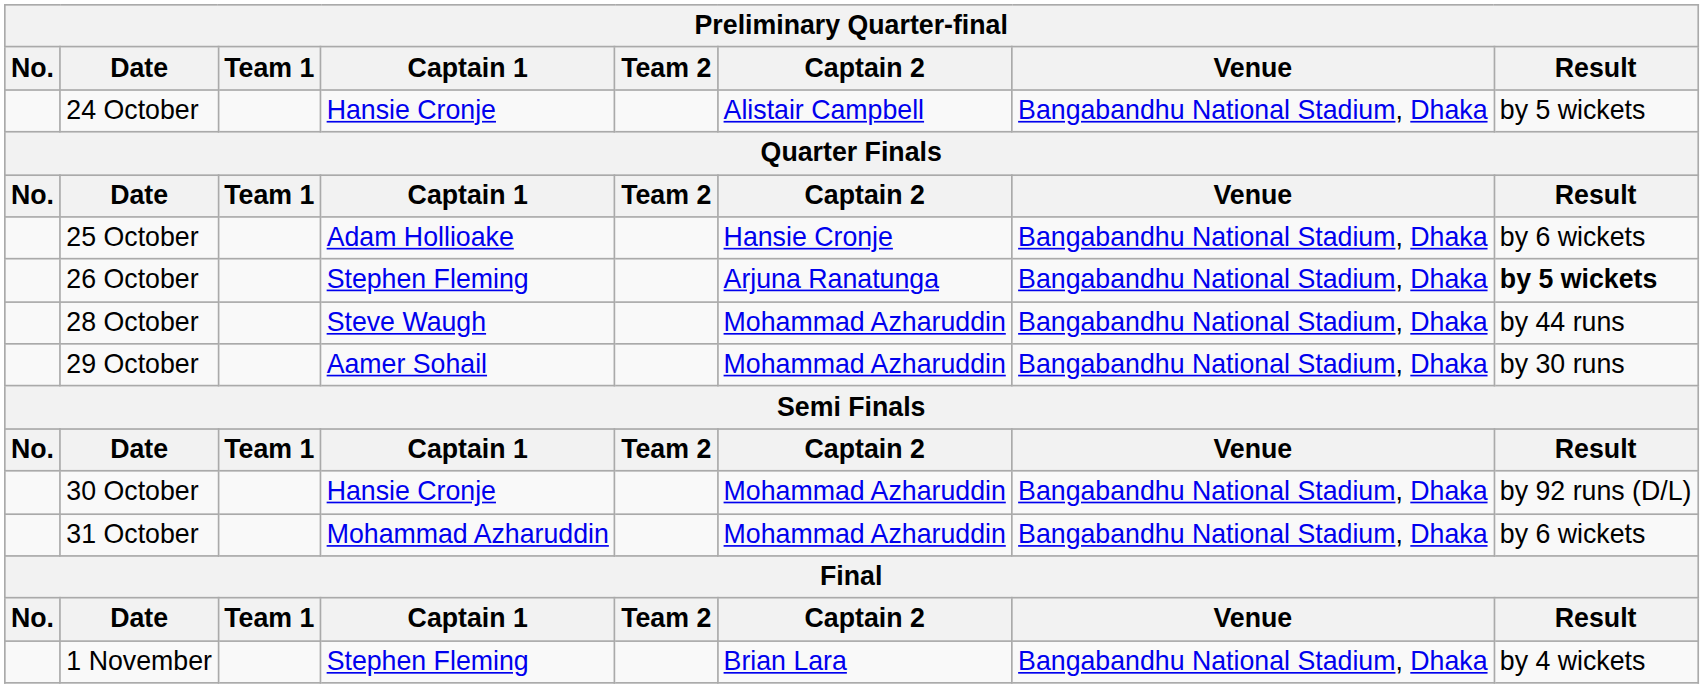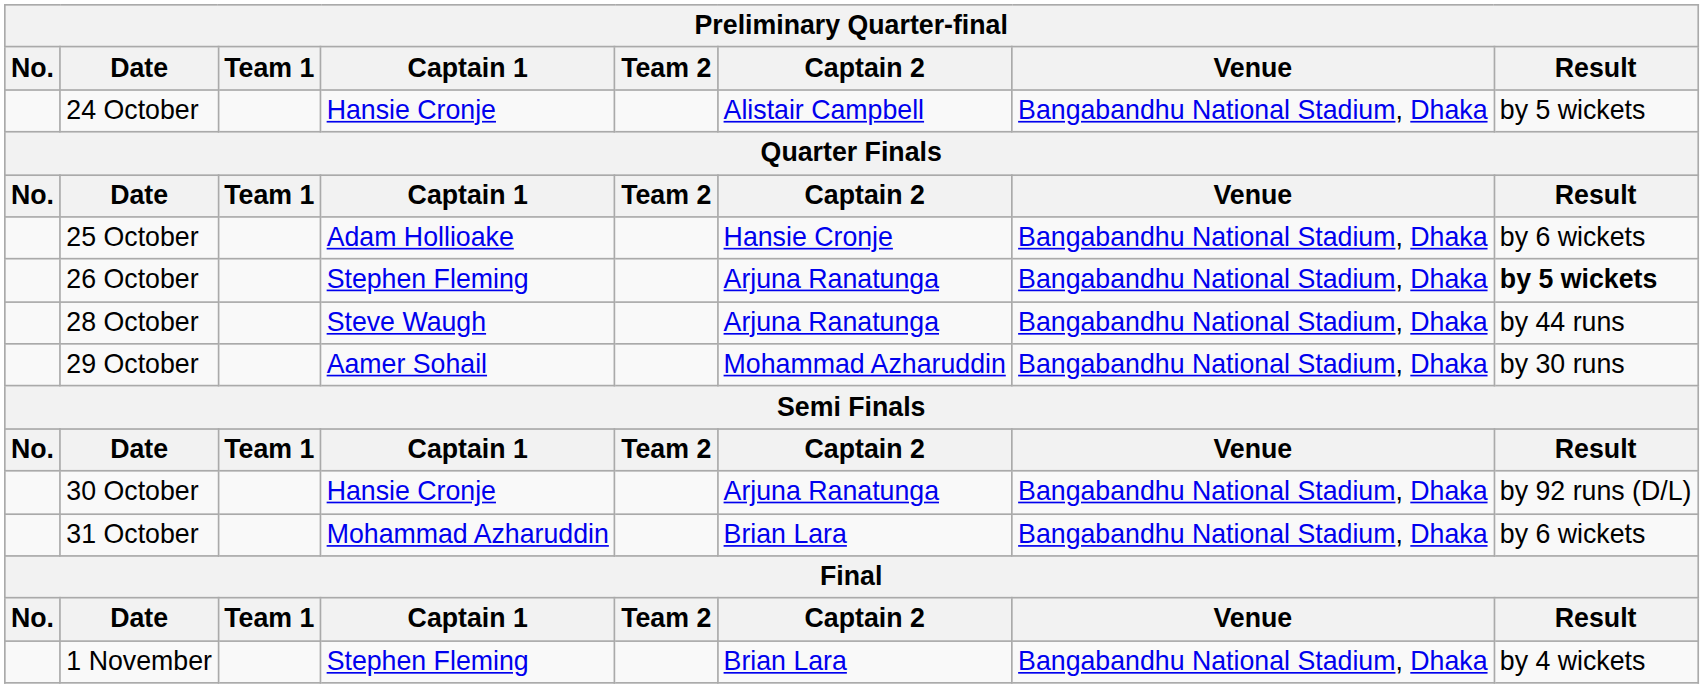(865, 322) Mohammad Azharuddin -> (831, 322) Arjuna Ranatunga
(865, 491) Mohammad Azharuddin -> (831, 491) Arjuna Ranatunga
(865, 534) Mohammad Azharuddin -> (785, 534) Brian Lara
